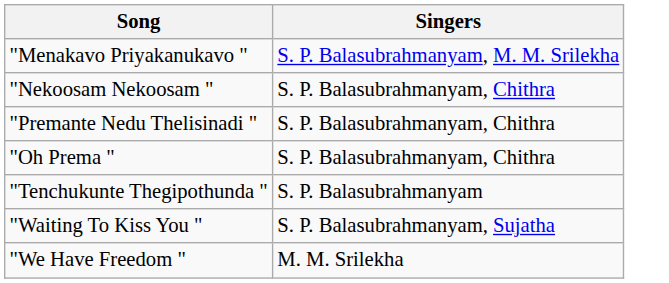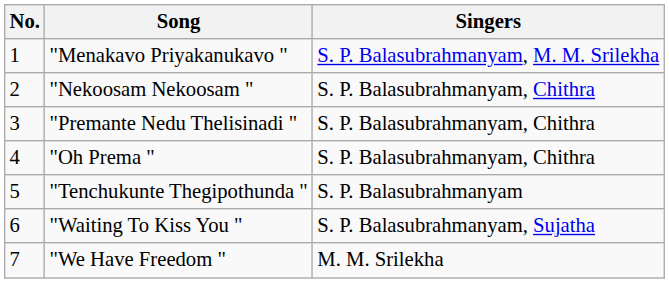+ column: (25, 21)
